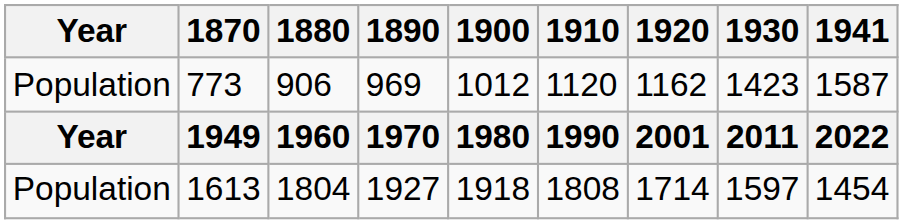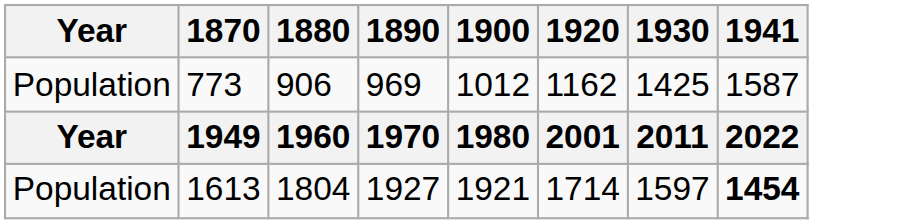- column: (583, 31)
(762, 84) 1423 -> (672, 84) 1425
(493, 190) 1918 -> (493, 190) 1921
(852, 190) normal -> (762, 190) bold
